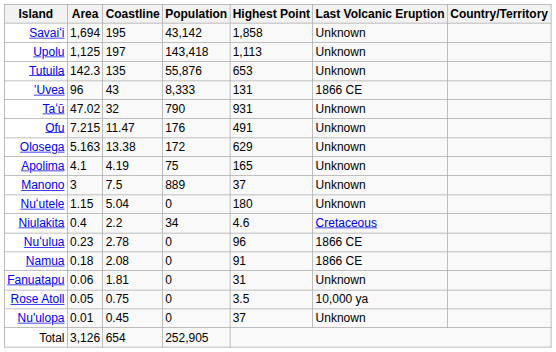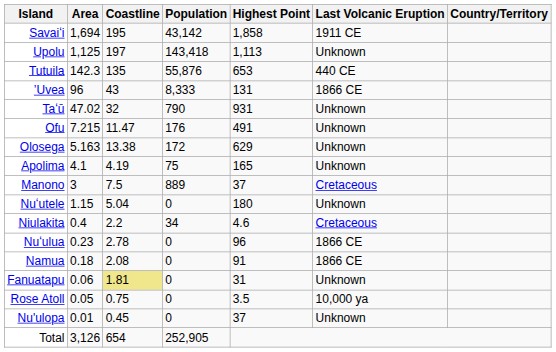(341, 33) Unknown -> (338, 33) 1911 CE
(341, 71) Unknown -> (336, 71) 440 CE
(341, 185) Unknown -> (346, 185) Cretaceous
(117, 280) no background -> (117, 280) khaki background
